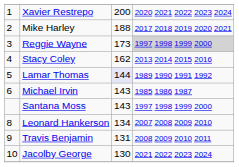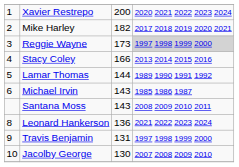(122, 28) 188 -> (122, 28) 182
(122, 59) 162 -> (122, 59) 166
(122, 75) lavender background -> (122, 75) no background
(173, 107) 1997 1998 1999 2000 -> (173, 107) 2008 2009 2010 2011
(122, 122) 134 -> (122, 122) 136
(173, 122) 2007 2008 2009 2010 -> (173, 122) 2021 2022 2023 2024
(173, 138) 2008 2009 2010 2011 -> (173, 138) 1997 1998 1999 2000
(173, 154) 2021 2022 2023 2024 -> (173, 154) 2007 2008 2009 2010
